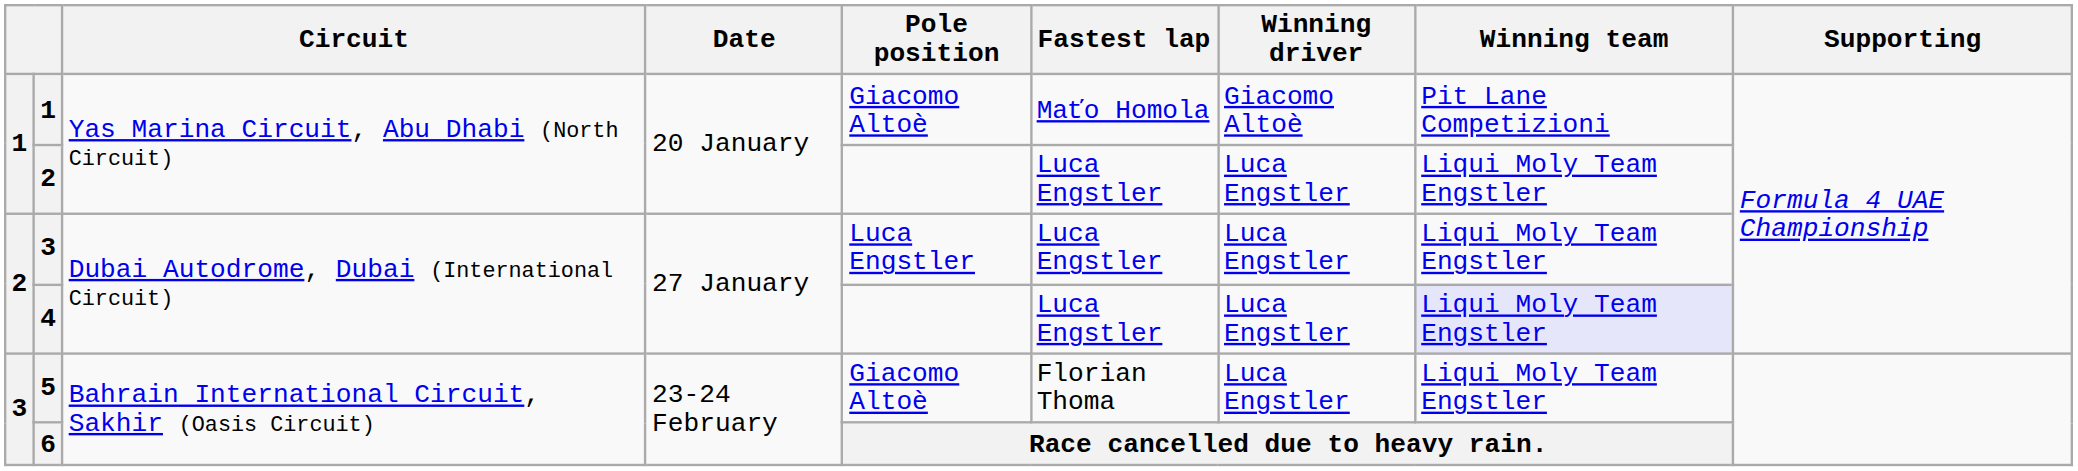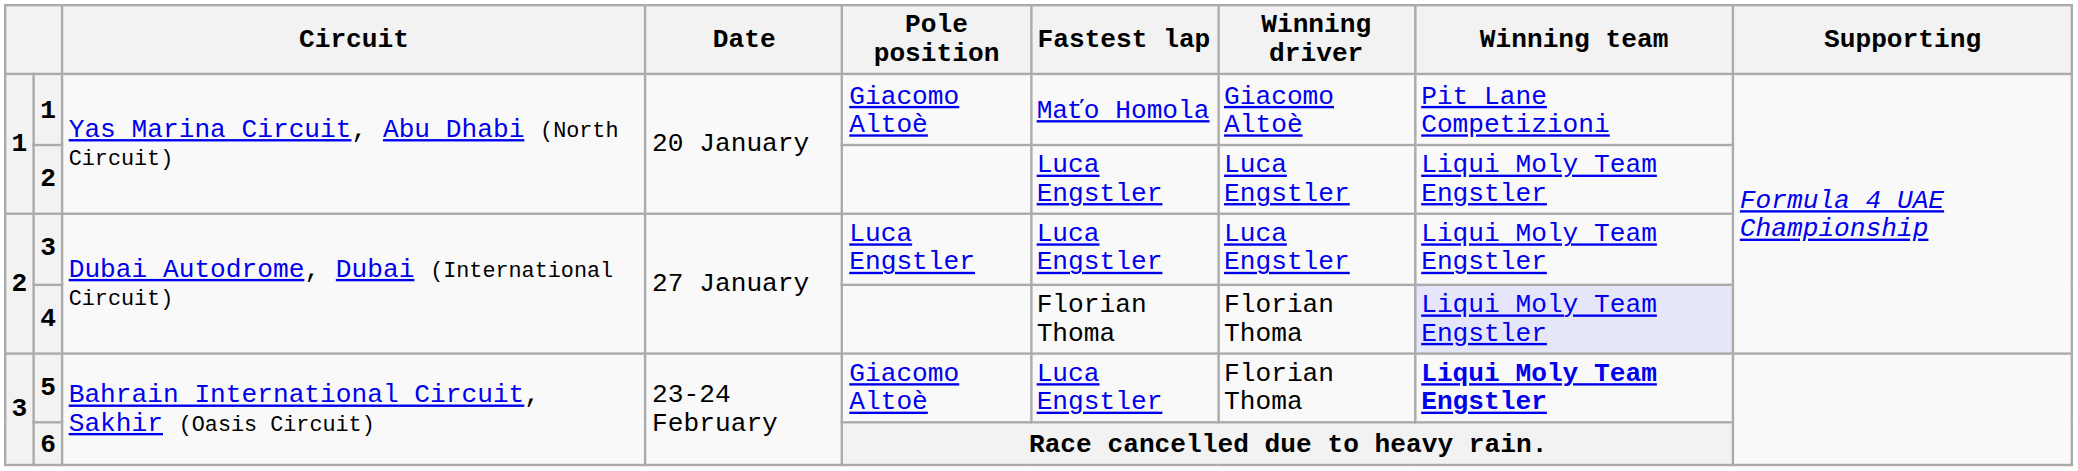(1100, 319) Luca Engstler -> (1092, 319) Florian Thoma
(1287, 319) Luca Engstler -> (1279, 319) Florian Thoma
(1092, 389) Florian Thoma -> (1100, 389) Luca Engstler
(1287, 389) Luca Engstler -> (1279, 389) Florian Thoma
(1539, 389) normal -> (1539, 389) bold
